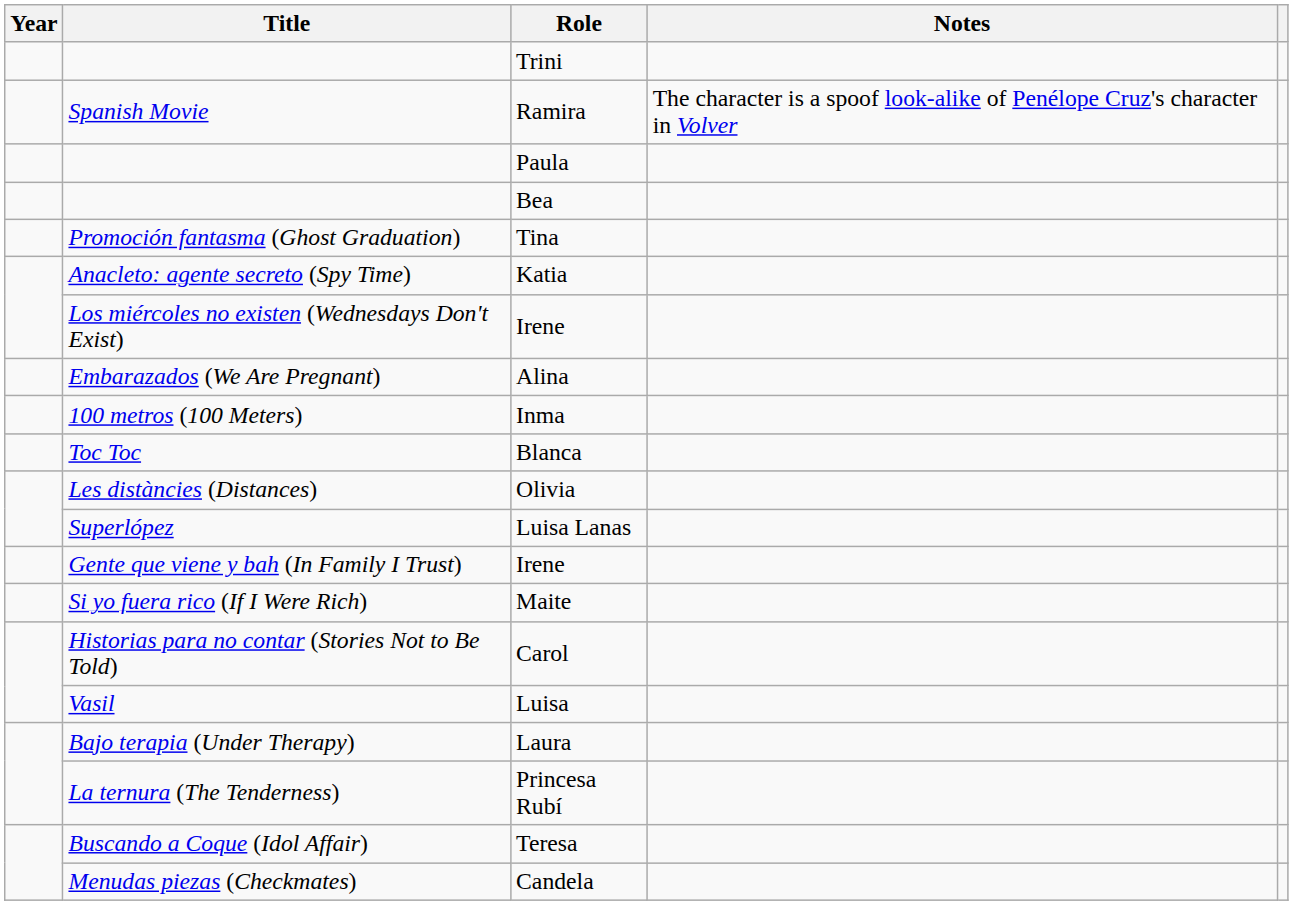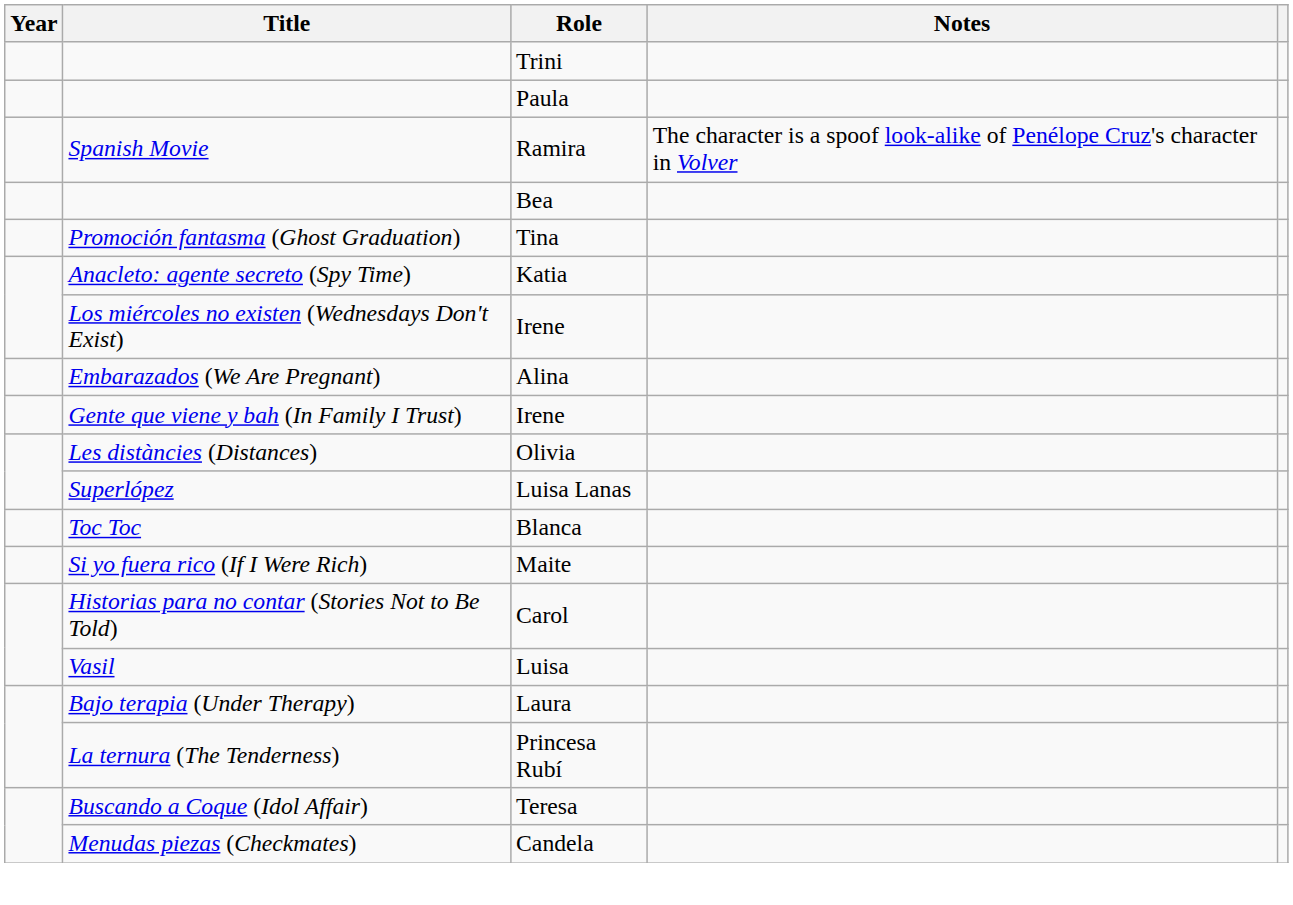rows swapped: (287, 163) <-> (138, 111)
- row: (185, 414)
rows swapped: (105, 452) <-> (265, 564)
